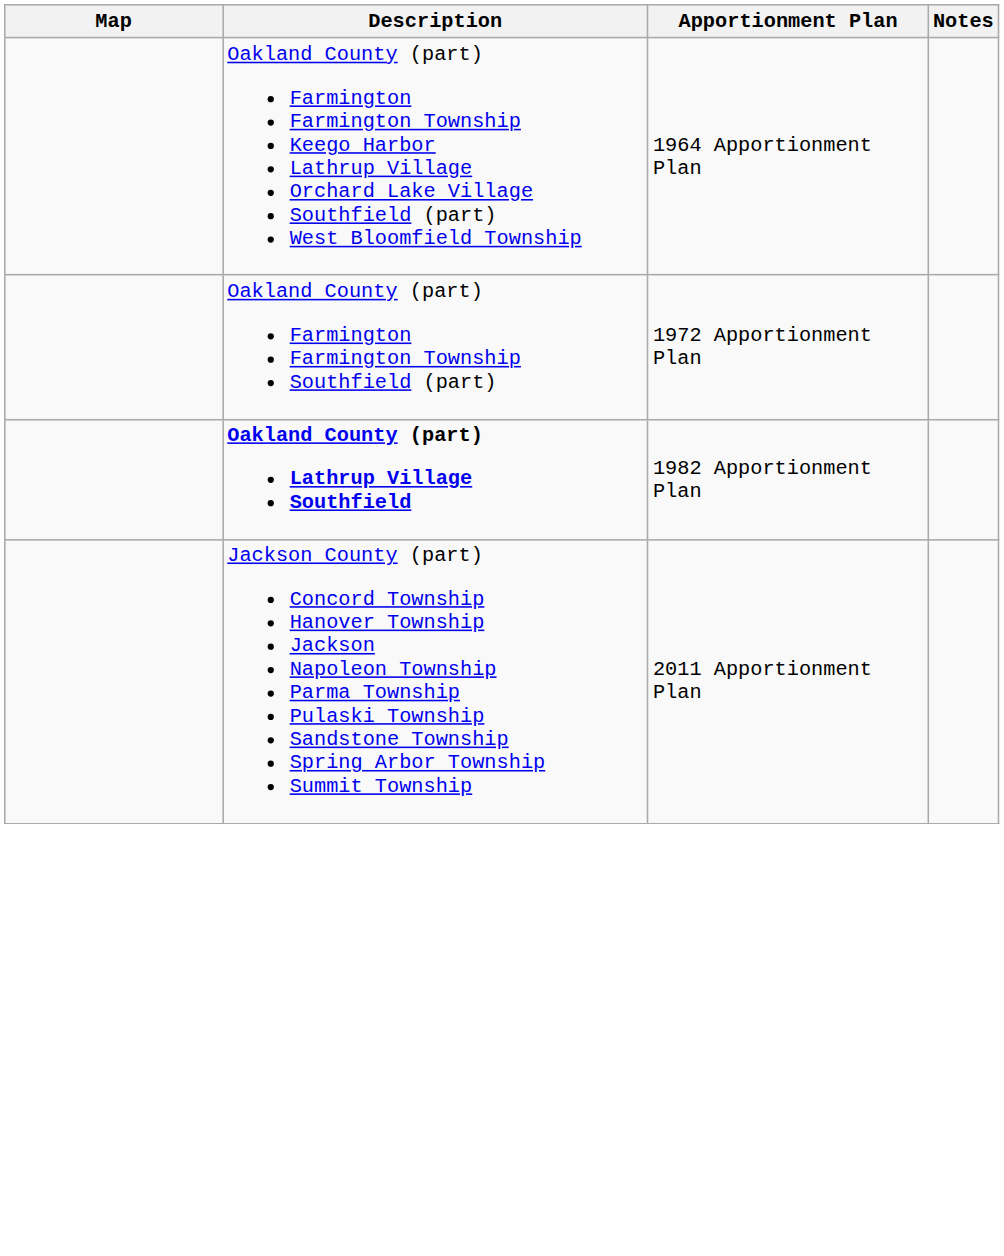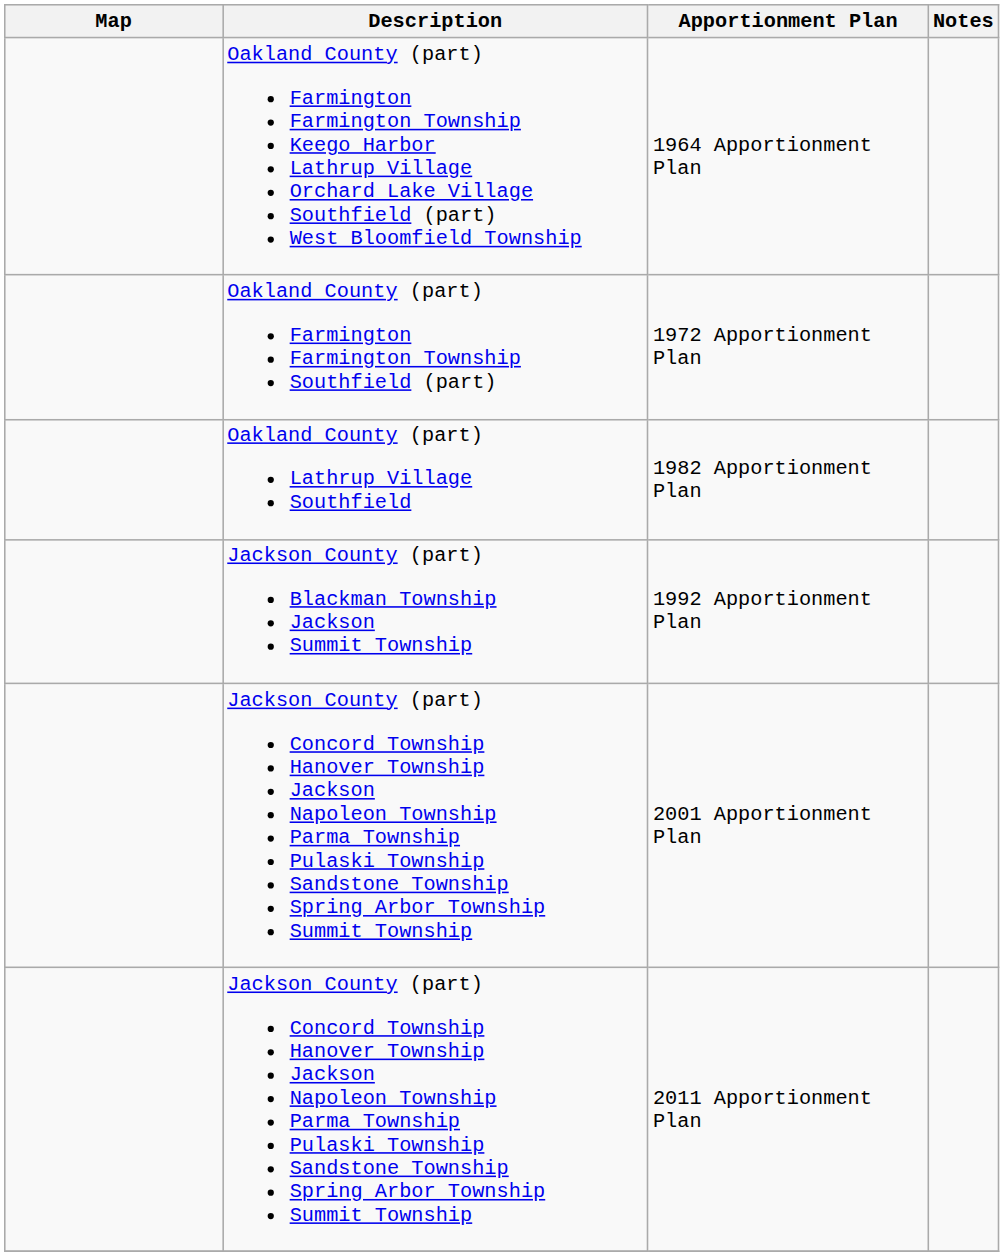(435, 469) bold -> (435, 469) normal
+ row: (762, 611)
+ row: (762, 825)
